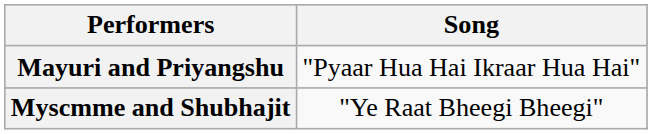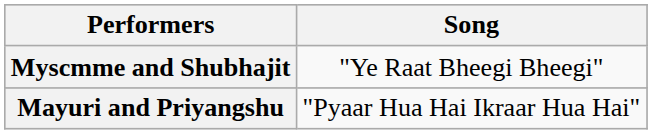rows swapped: (151, 107) <-> (151, 66)
